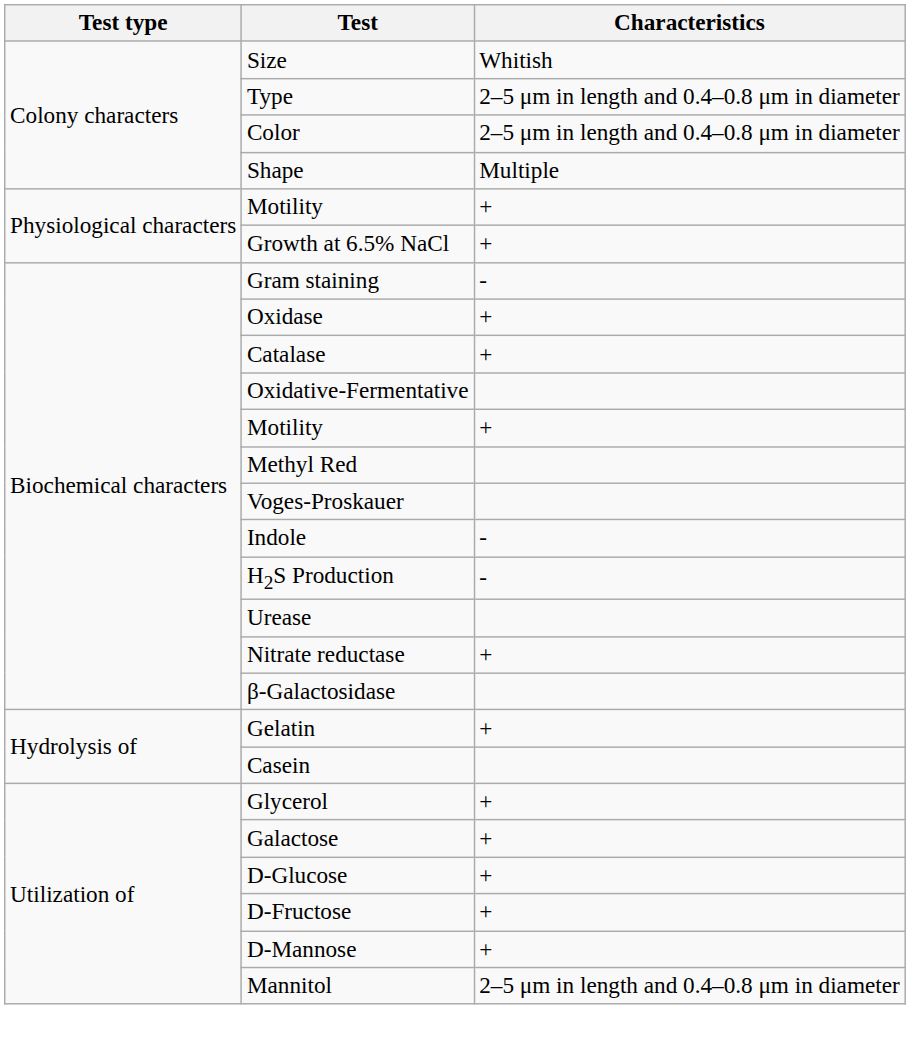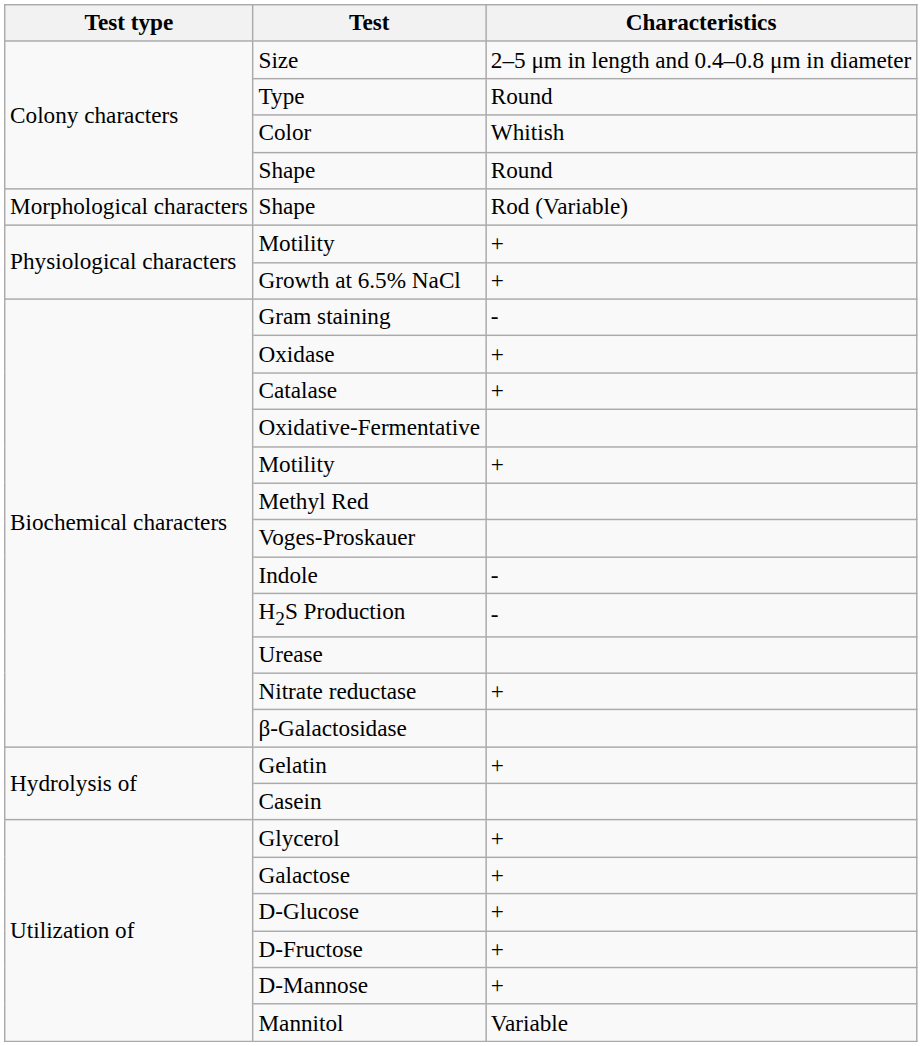(516, 59) Whitish -> (701, 59) 2–5 μm in length and 0.4–0.8 μm in diameter
(689, 96) 2–5 μm in length and 0.4–0.8 μm in diameter -> (522, 96) Round
(689, 133) 2–5 μm in length and 0.4–0.8 μm in diameter -> (528, 133) Whitish
(519, 170) Multiple -> (522, 170) Round
+ row: (129, 206)
(689, 985) 2–5 μm in length and 0.4–0.8 μm in diameter -> (529, 1022) Variable
